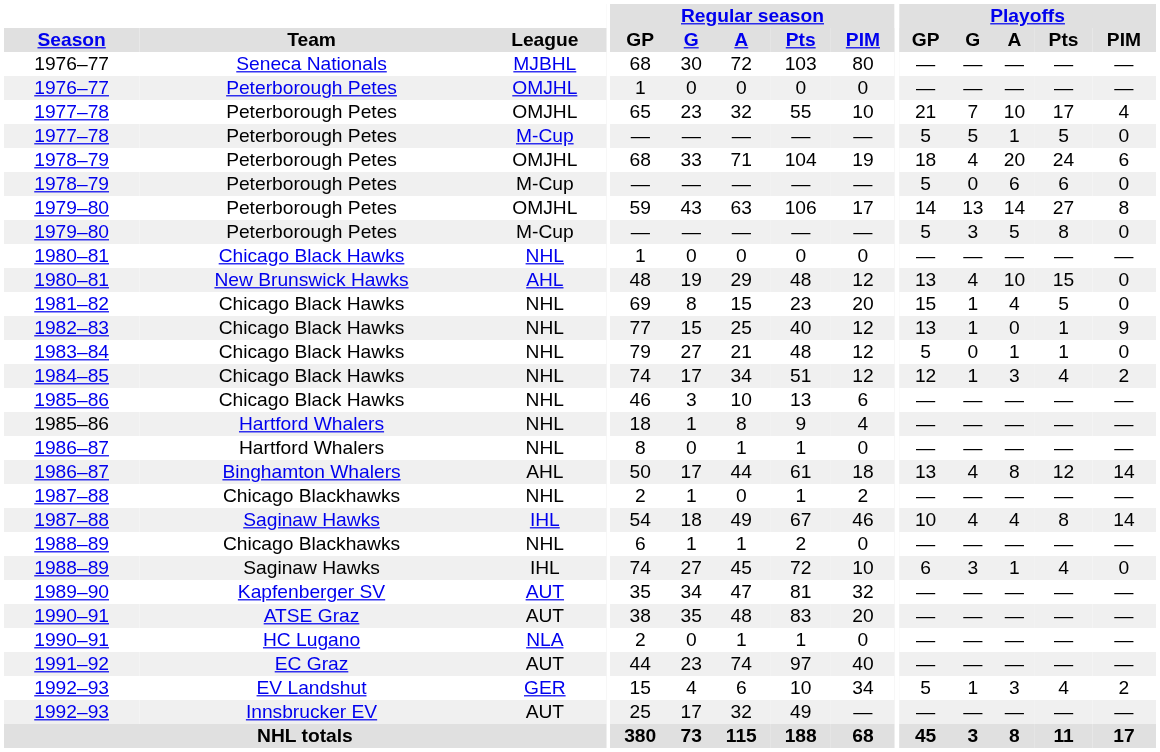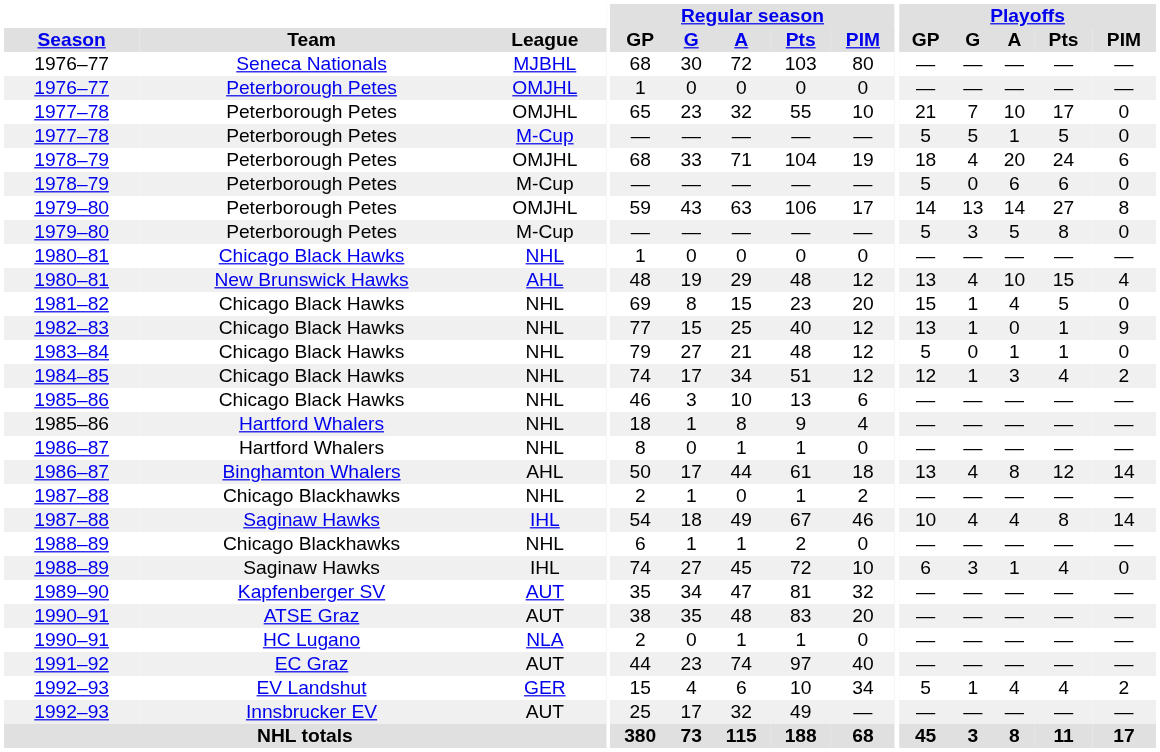(1124, 111) 4 -> (1124, 111) 0
(1124, 279) 0 -> (1124, 279) 4
(1014, 687) 3 -> (1014, 687) 4
